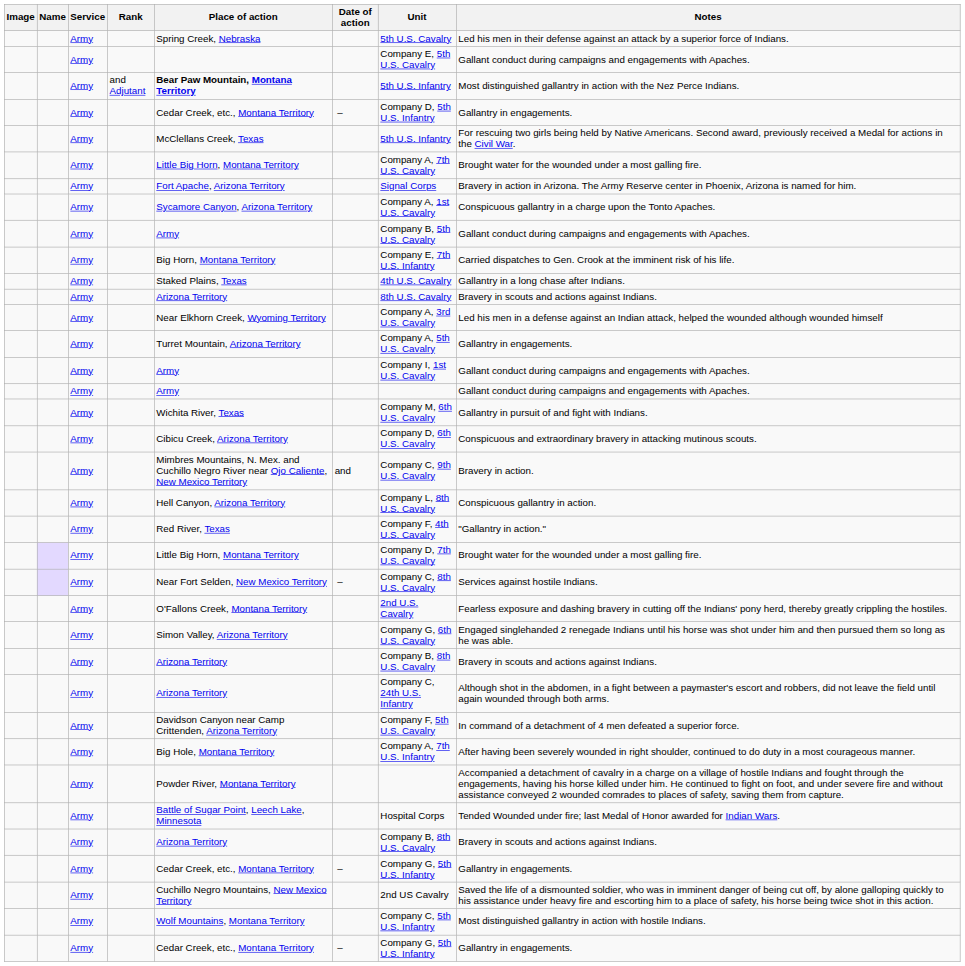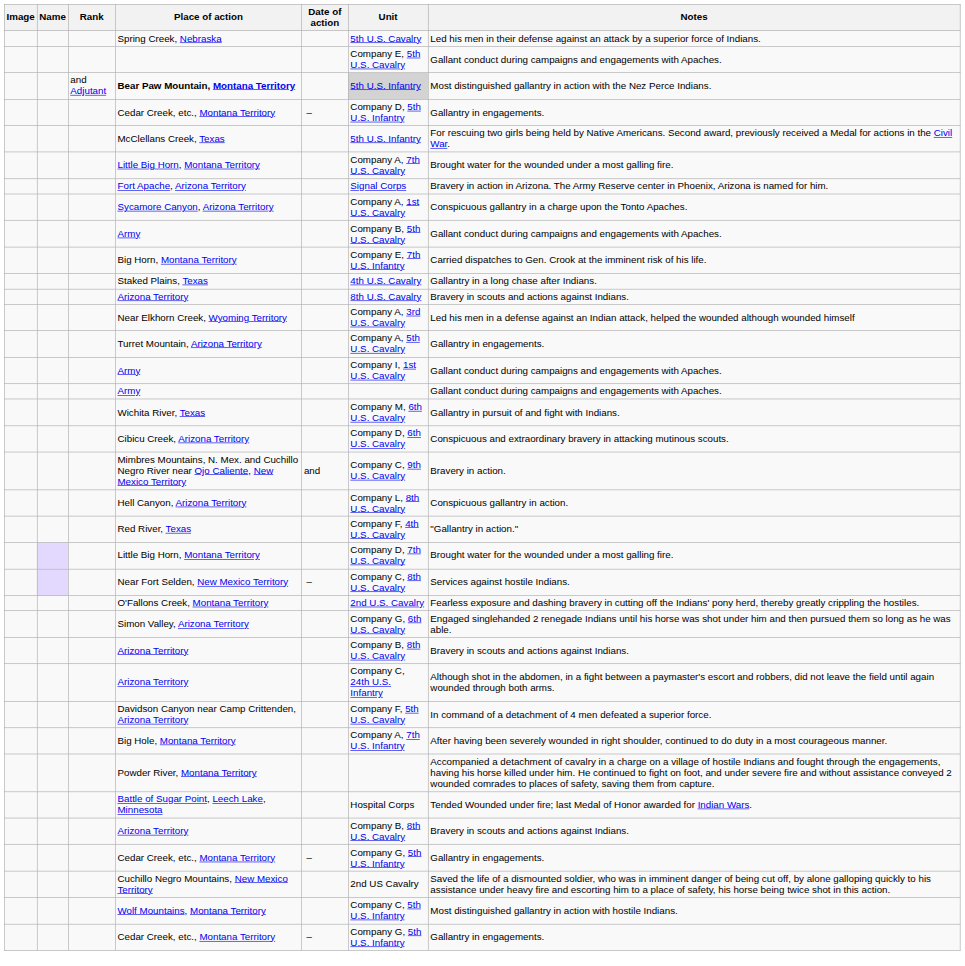- column: (88, 17)
(416, 86) no background -> (386, 86) lightgrey background
